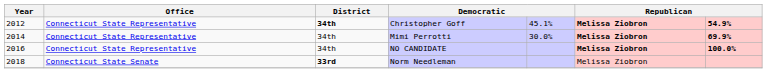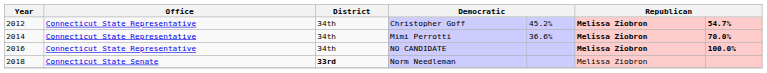(327, 23) bold -> (327, 23) normal
(541, 23) 45.1% -> (541, 23) 45.2%
(719, 23) 54.9% -> (719, 23) 54.7%
(541, 36) 30.0% -> (541, 36) 36.6%
(719, 36) 69.9% -> (719, 36) 70.0%
